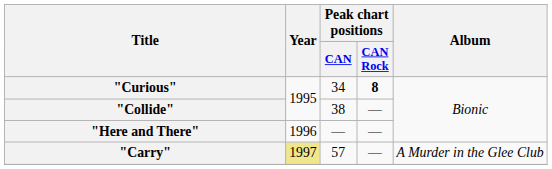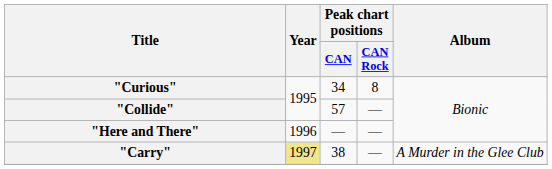(375, 87) bold -> (375, 87) normal
(338, 109) 38 -> (338, 109) 57
(338, 153) 57 -> (338, 153) 38
